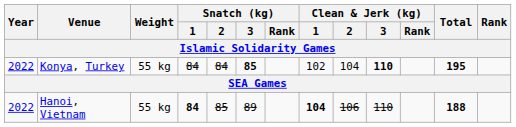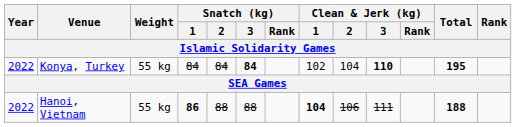(250, 66) 85 -> (250, 66) 84
(192, 107) 84 -> (192, 107) 86
(221, 107) 85 -> (221, 107) 88
(250, 107) 89 -> (250, 107) 88
(383, 107) 110 -> (383, 107) 111
